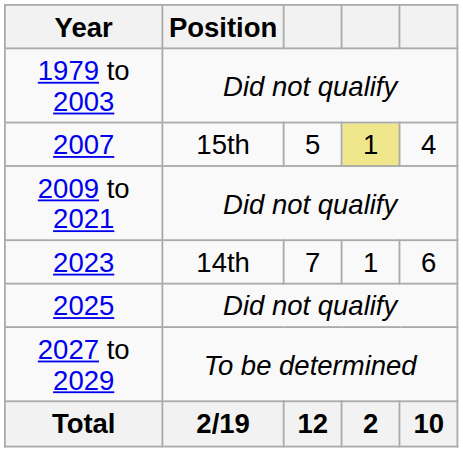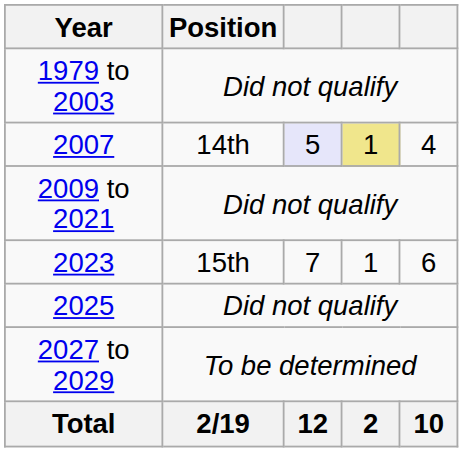(223, 145) 15th -> (223, 145) 14th
(313, 145) no background -> (313, 145) lavender background
(223, 263) 14th -> (223, 263) 15th
